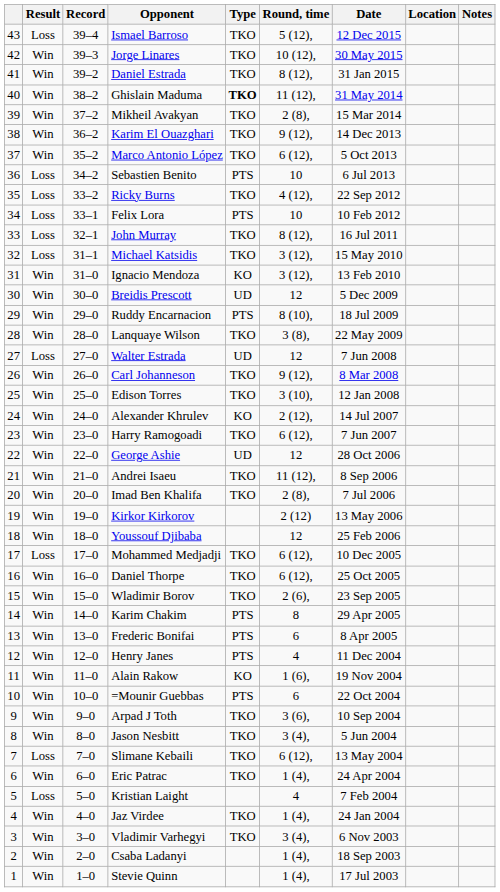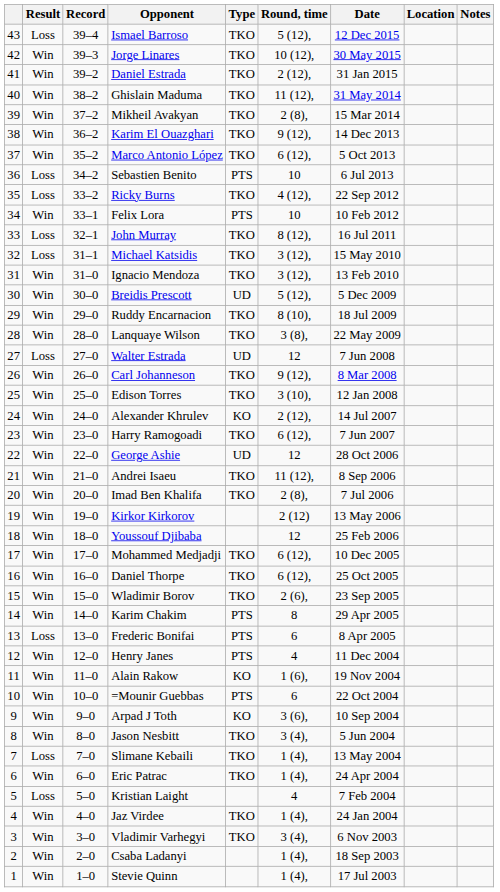(296, 74) 8 (12), -> (294, 74) 2 (12),
(243, 94) bold -> (242, 94) normal
(43, 214) Loss -> (43, 214) Win
(243, 275) KO -> (242, 275) TKO
(296, 295) 12 -> (294, 295) 5 (12),
(243, 315) PTS -> (242, 315) TKO
(43, 555) Loss -> (43, 555) Win
(43, 635) Win -> (43, 635) Loss
(243, 716) TKO -> (242, 716) KO
(296, 756) 6 (12), -> (294, 756) 1 (4),
